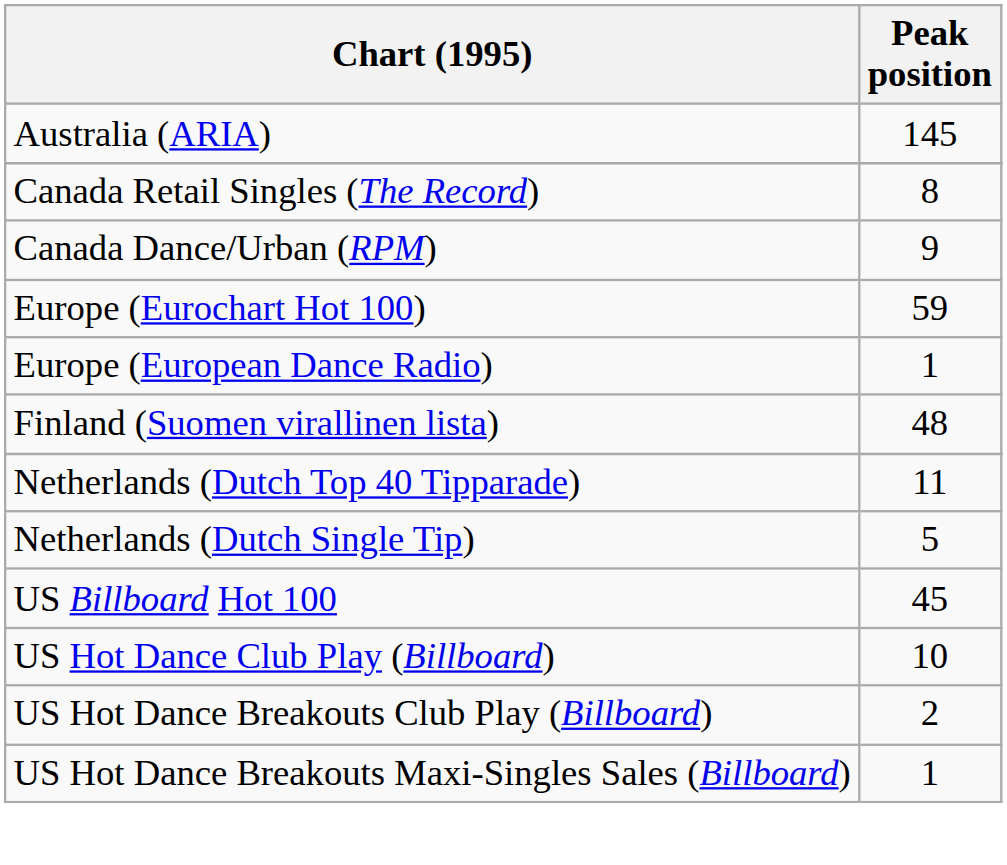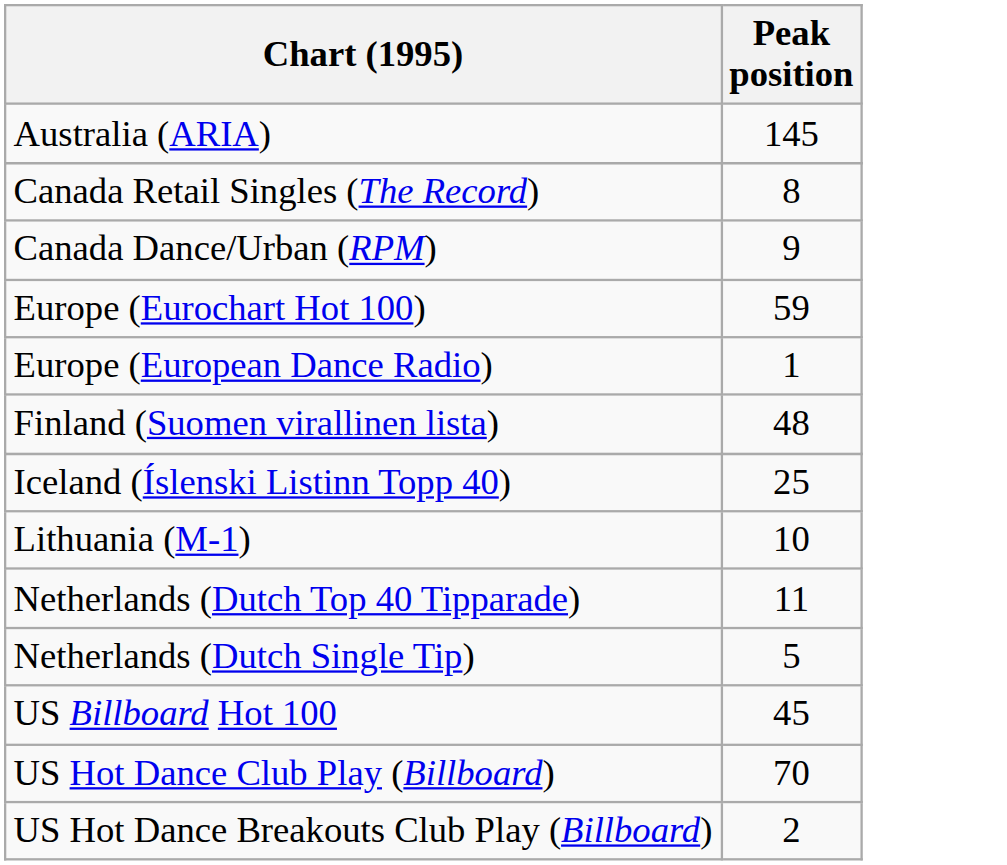+ row: (262, 481)
+ row: (132, 539)
(930, 655) 10 -> (791, 772) 70
- row: (432, 772)
